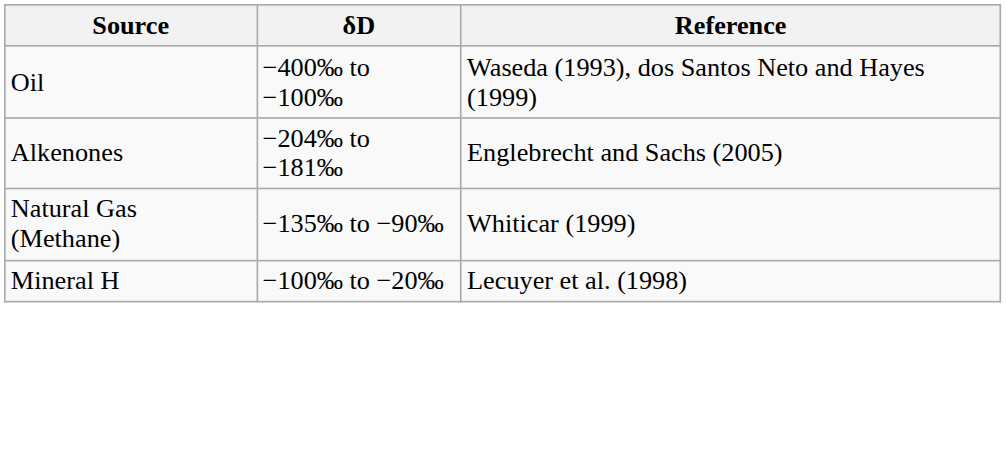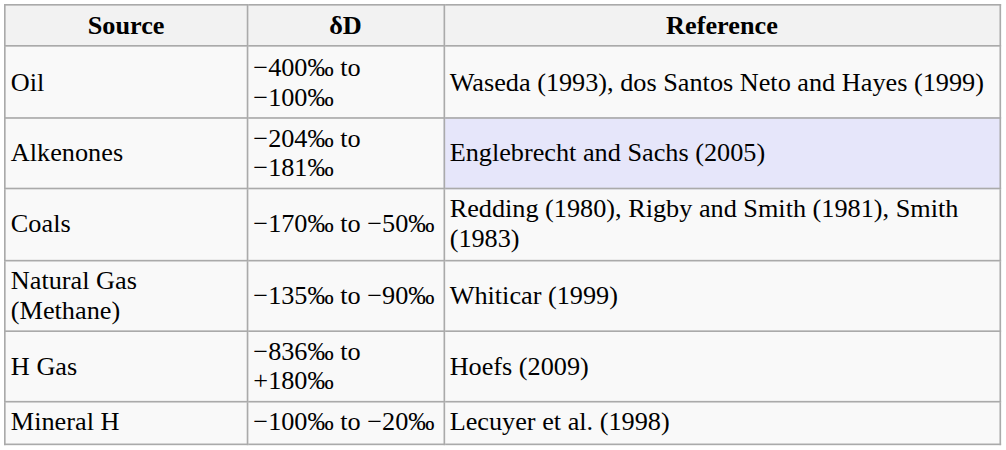(625, 152) no background -> (607, 152) lavender background
+ row: (41, 223)
+ row: (44, 366)
